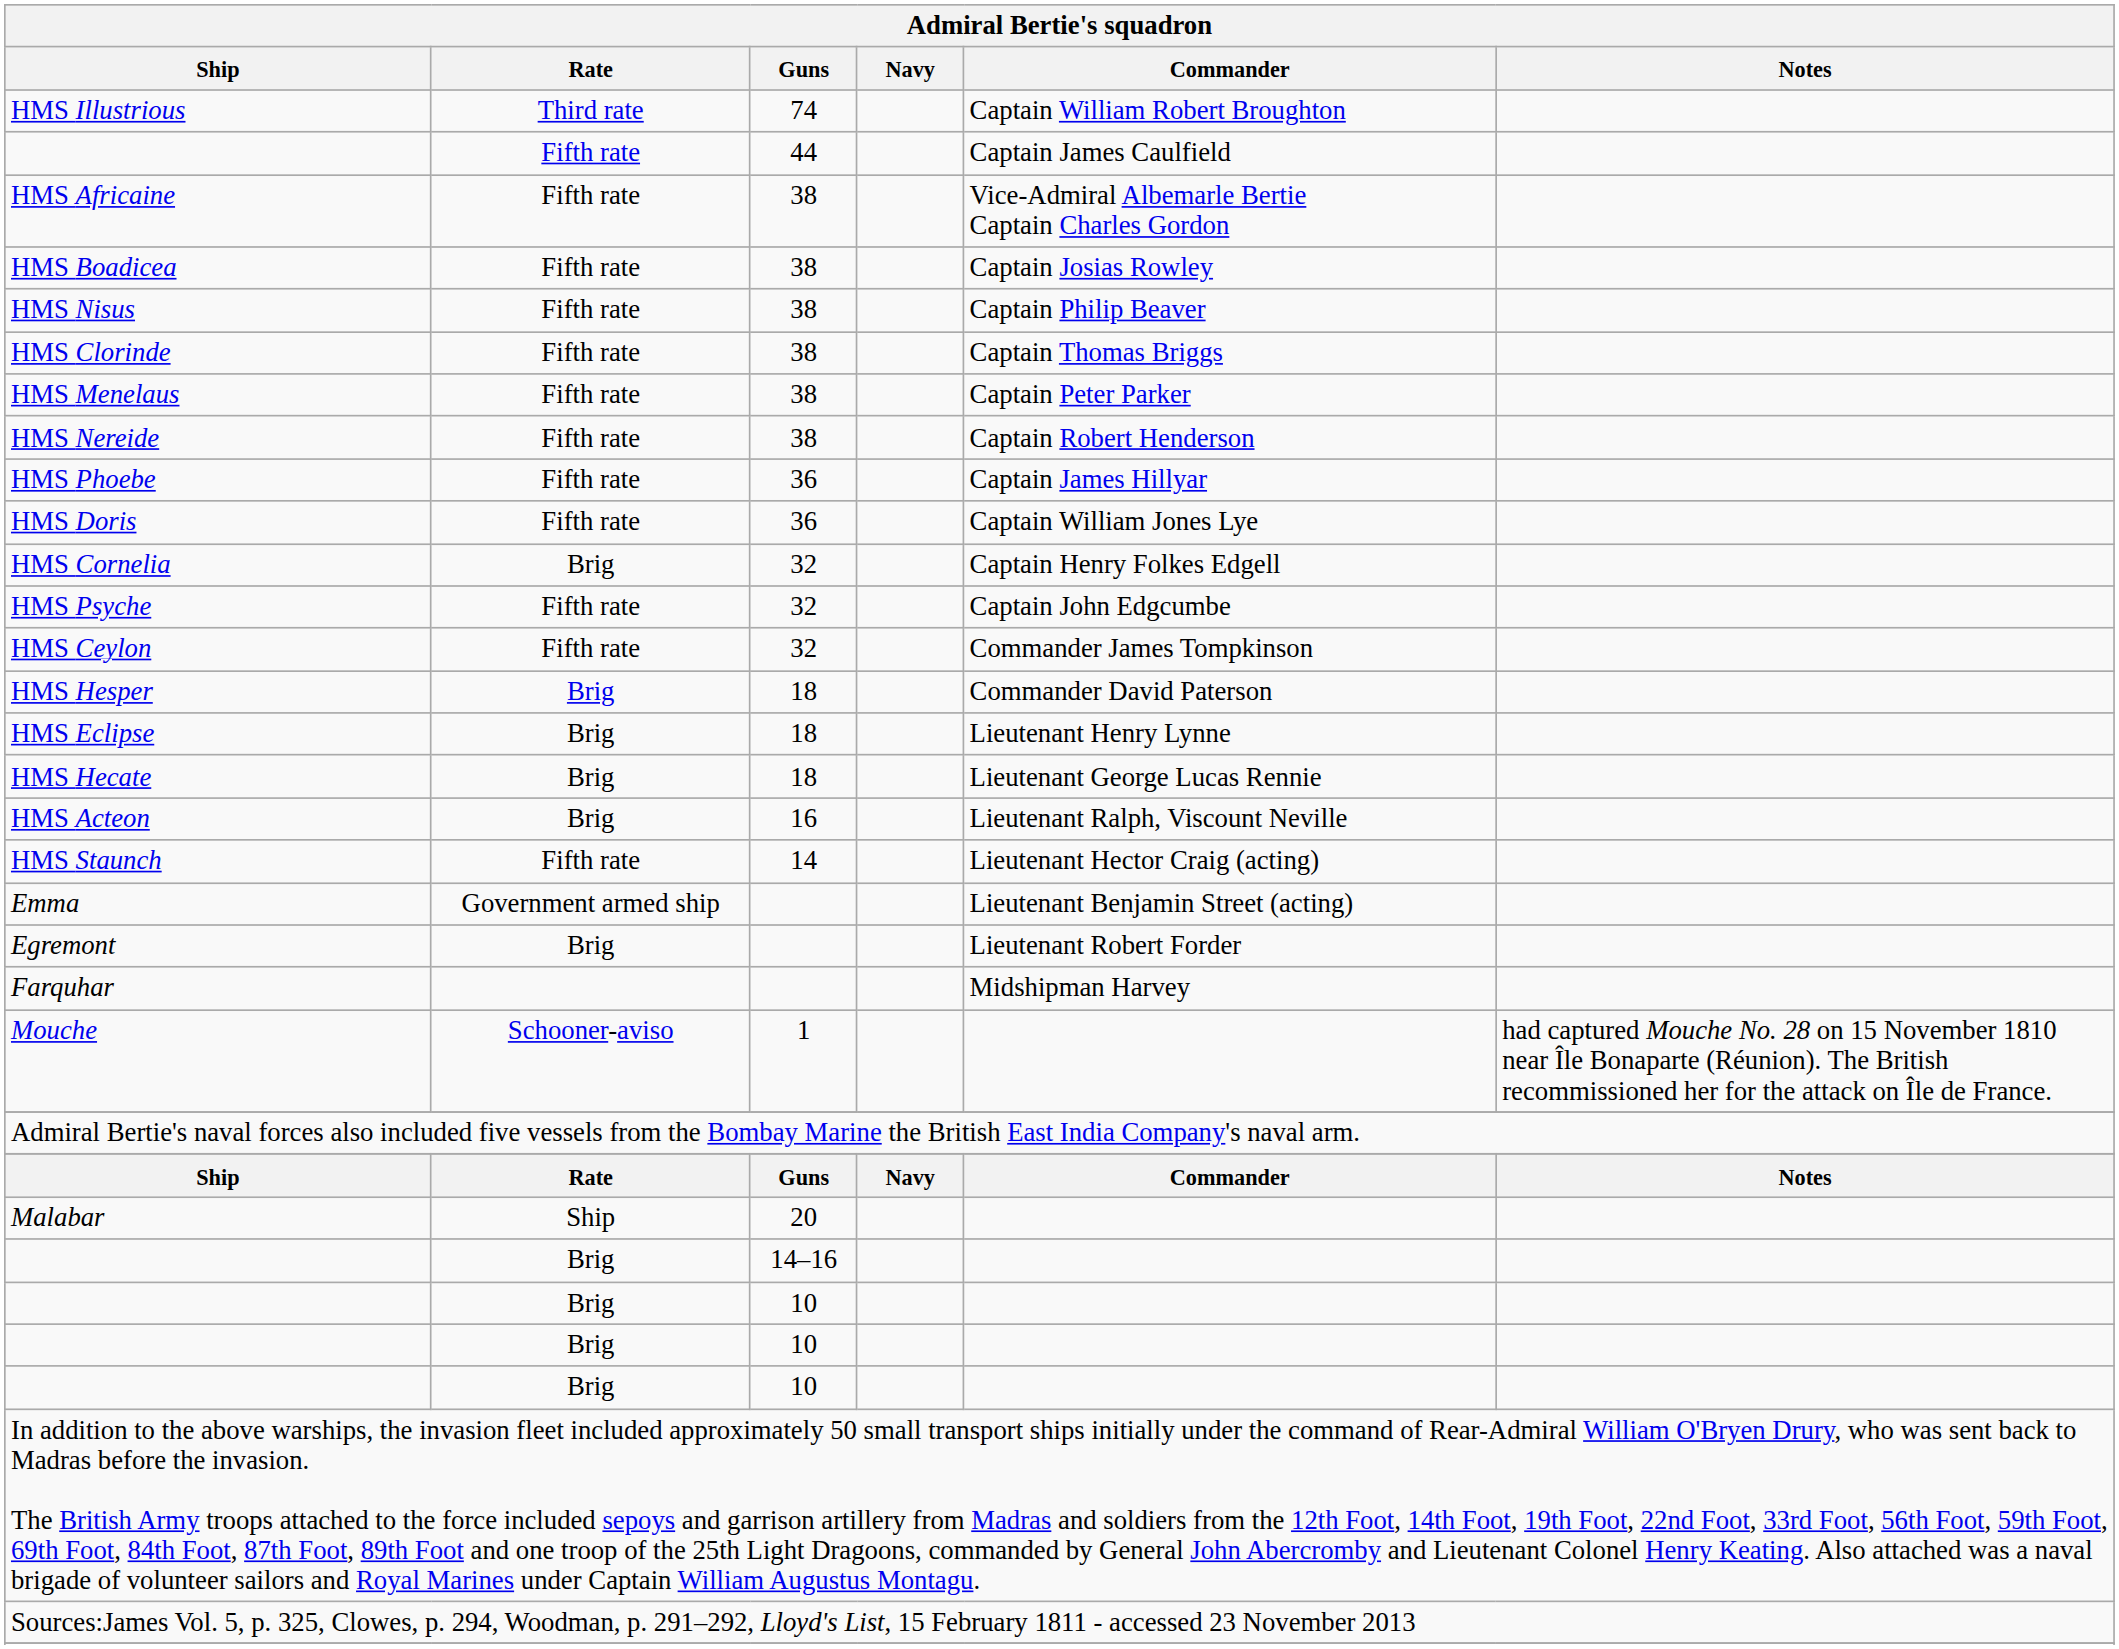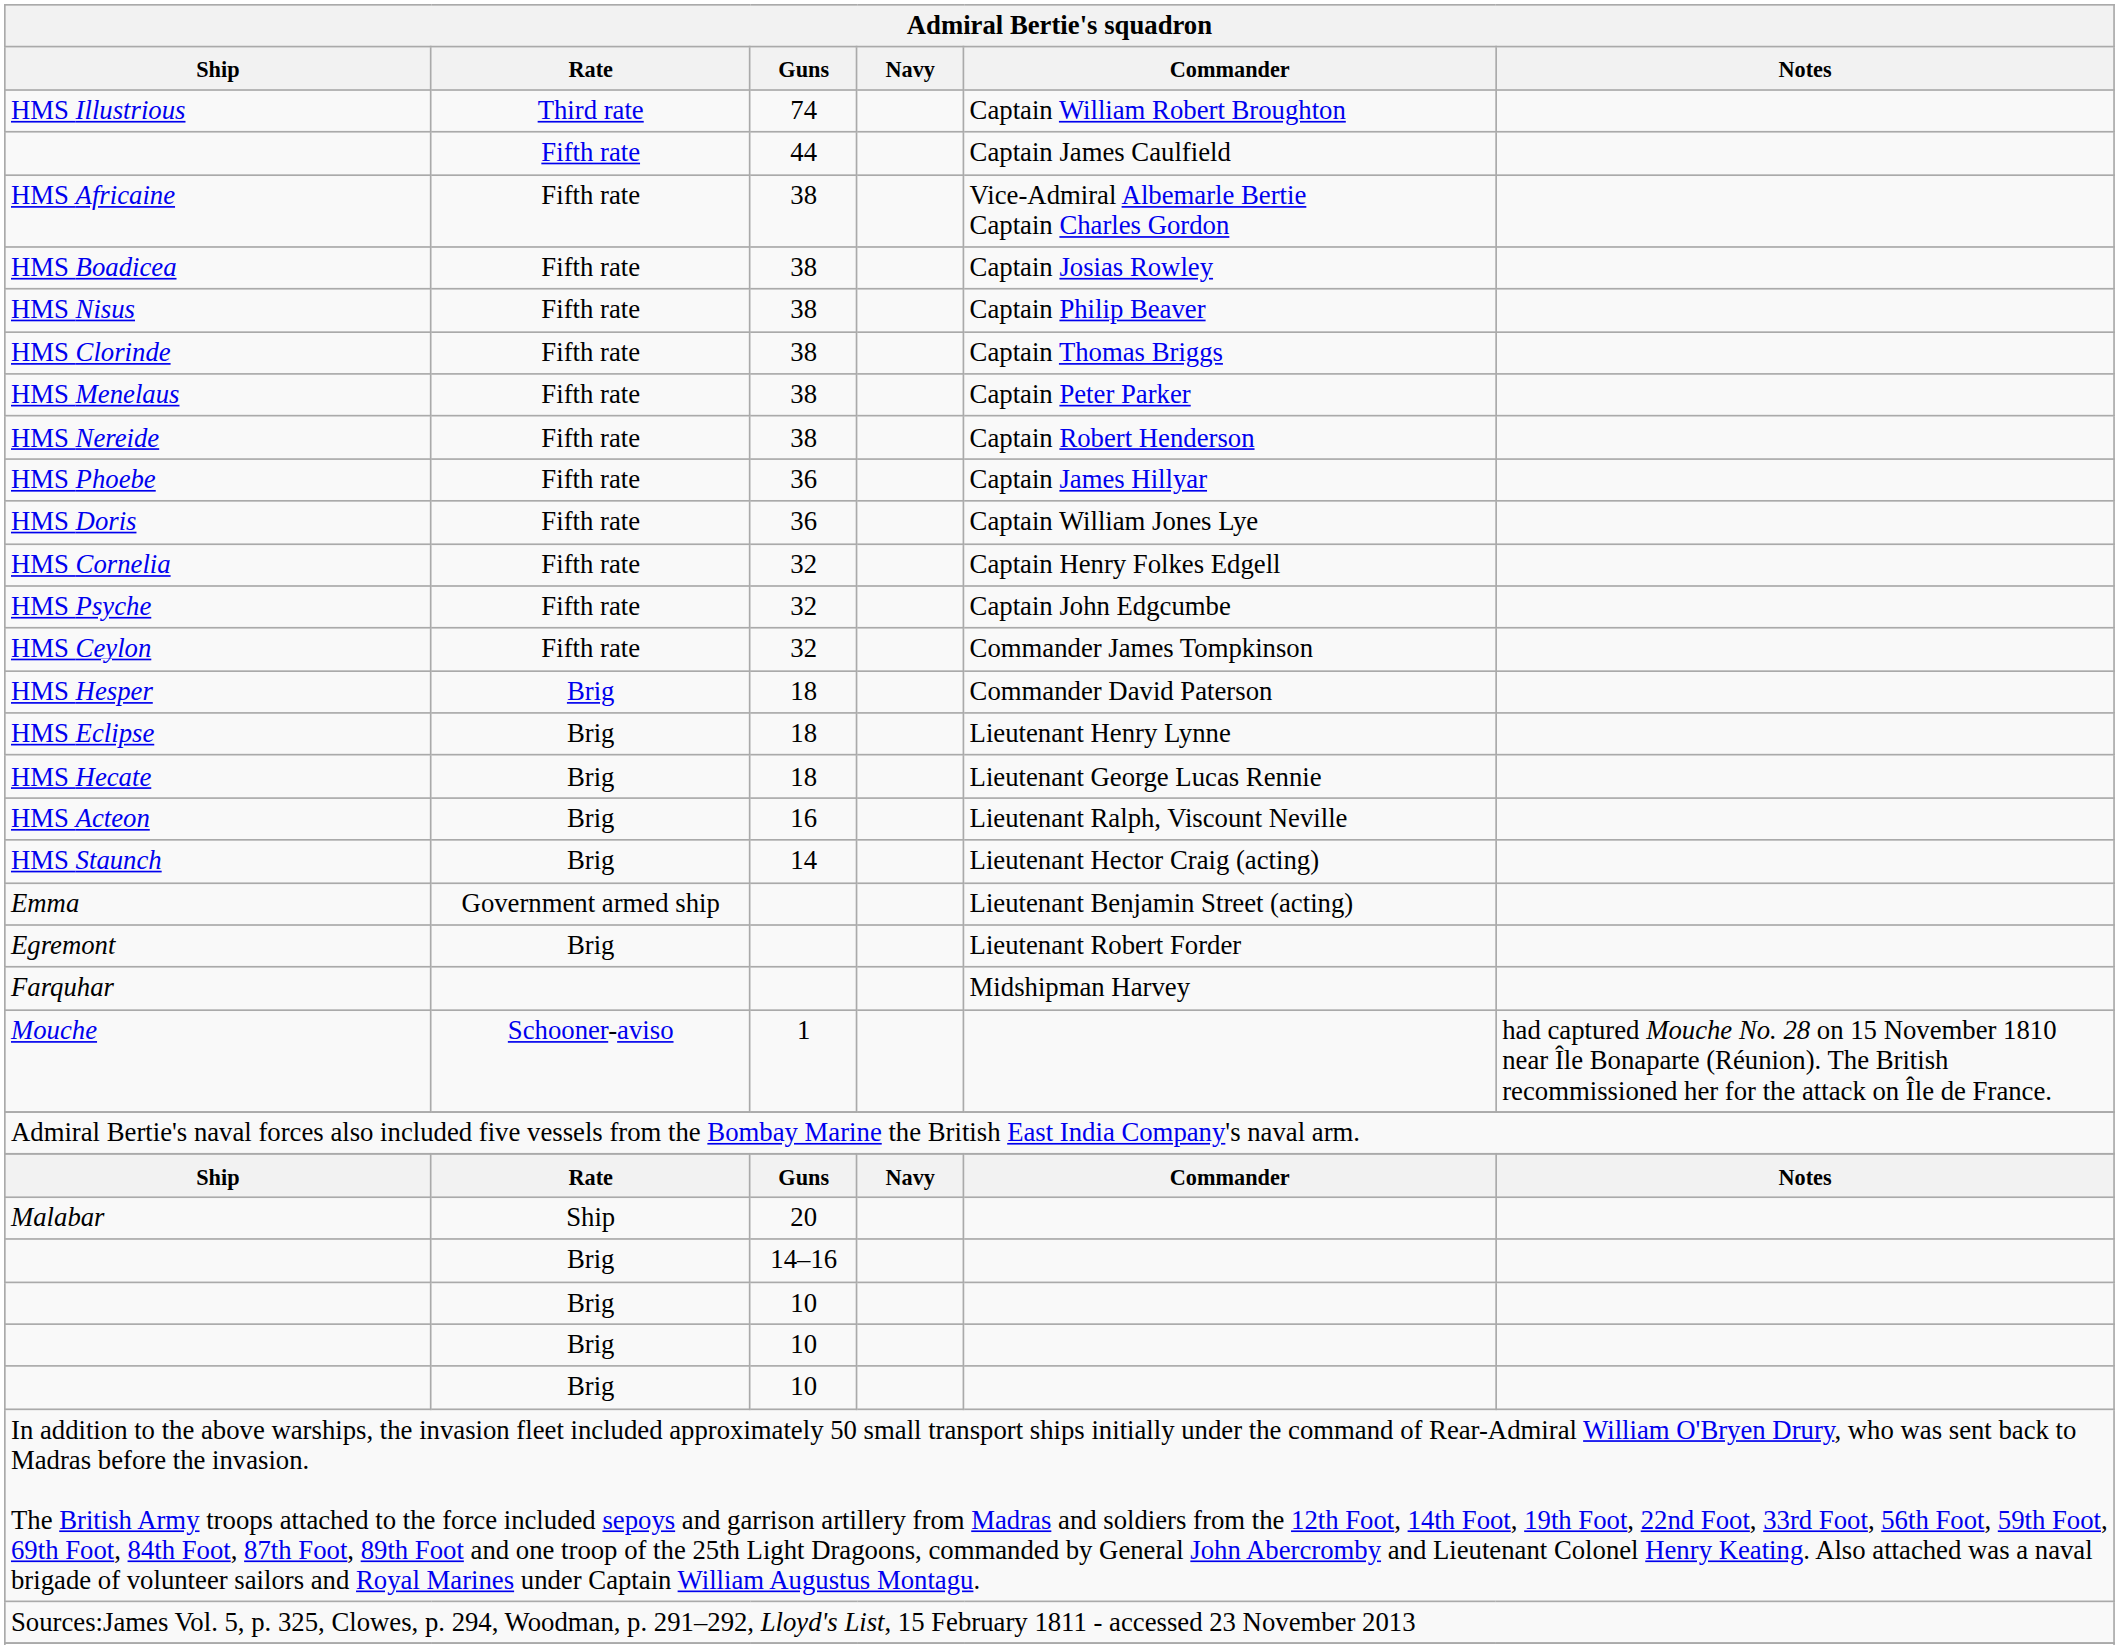(591, 564) Brig -> (591, 564) Fifth rate
(591, 860) Fifth rate -> (591, 860) Brig
